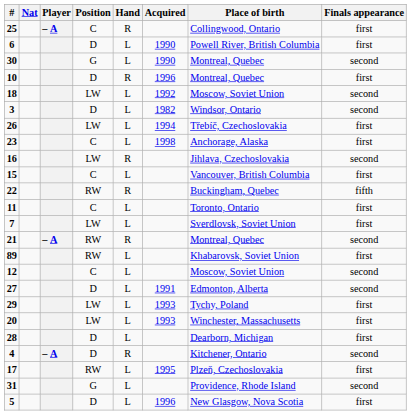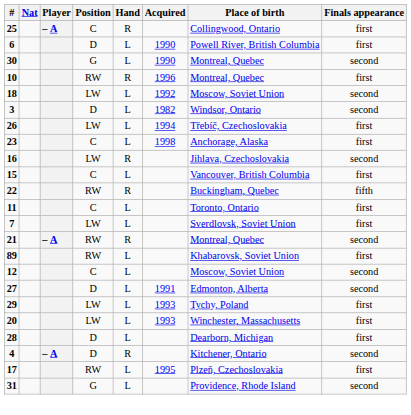(93, 77) D -> (93, 77) RW
- row: (12, 402)
